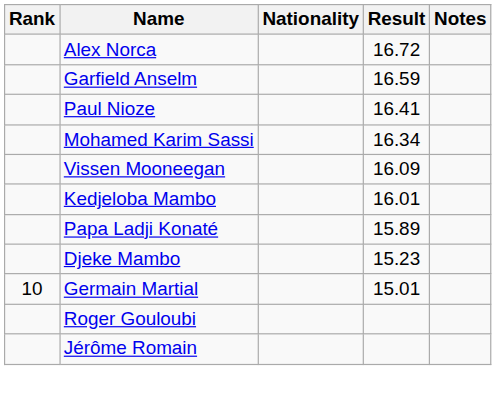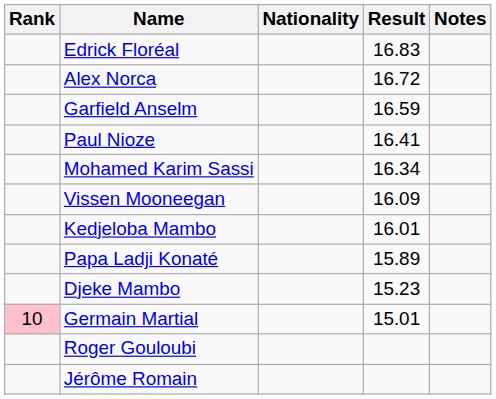+ row: (122, 49)
(32, 288) no background -> (32, 318) pink background
